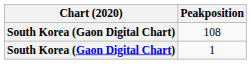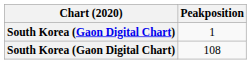rows swapped: (212, 50) <-> (212, 31)
